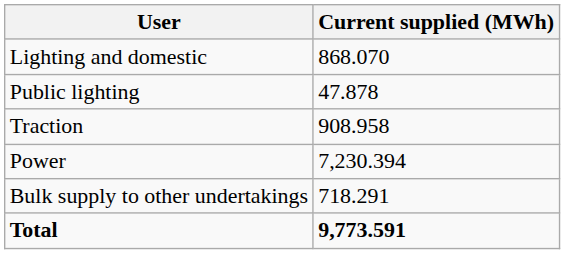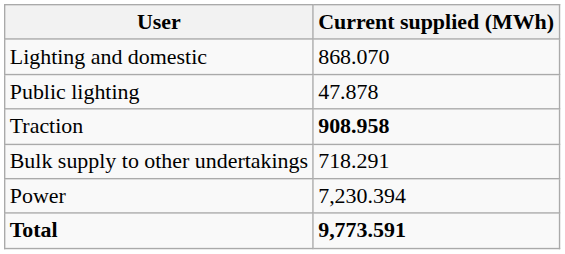(354, 126) normal -> (354, 126) bold
rows swapped: (38, 160) <-> (159, 195)
